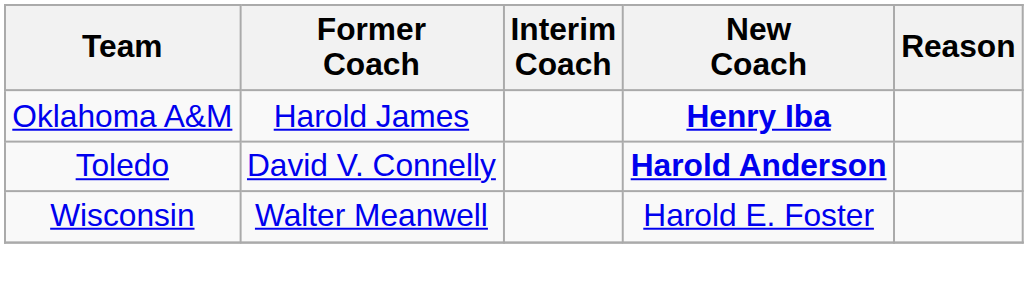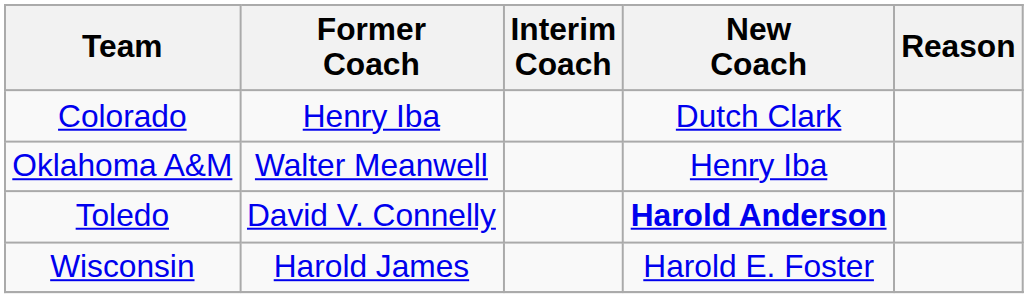+ row: (122, 115)
(371, 115) Harold James -> (371, 165) Walter Meanwell
(759, 115) bold -> (759, 165) normal
(371, 215) Walter Meanwell -> (371, 266) Harold James
